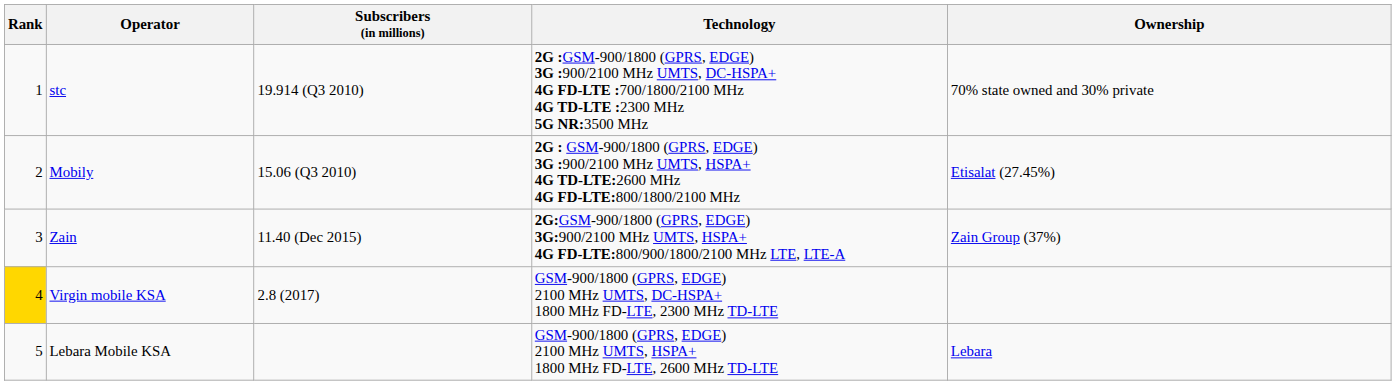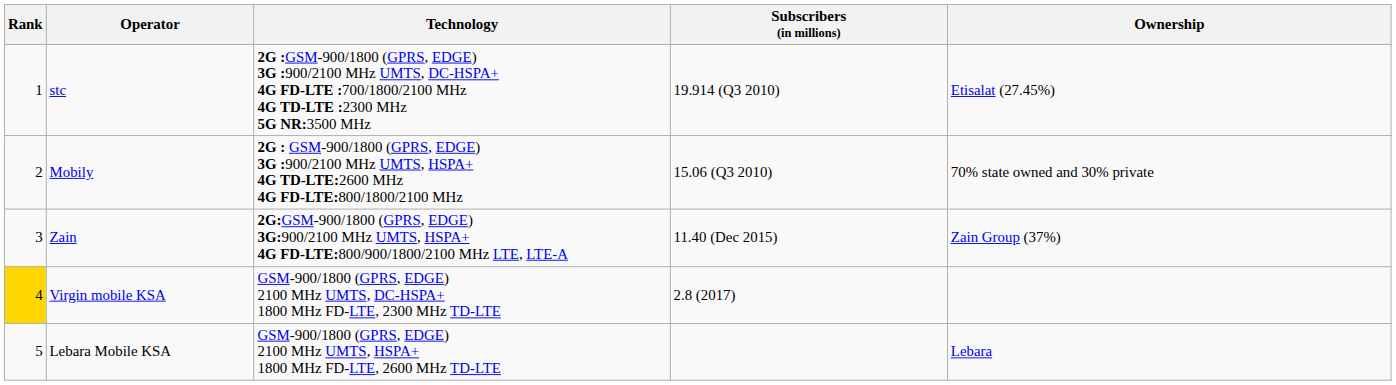columns swapped: (739, 24) <-> (393, 24)
(1052, 90) 70% state owned and 30% private -> (1003, 90) Etisalat (27.45%)
(1003, 172) Etisalat (27.45%) -> (1052, 172) 70% state owned and 30% private
